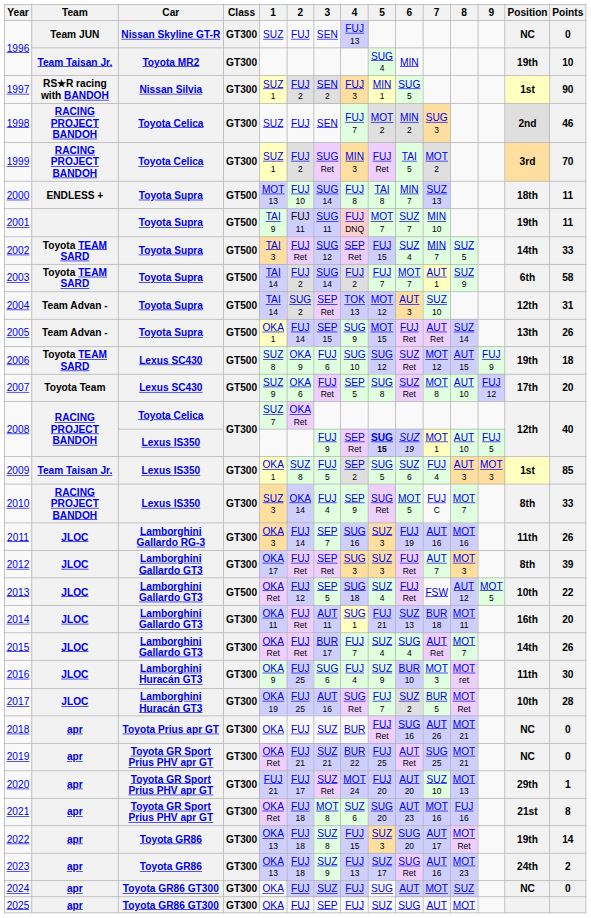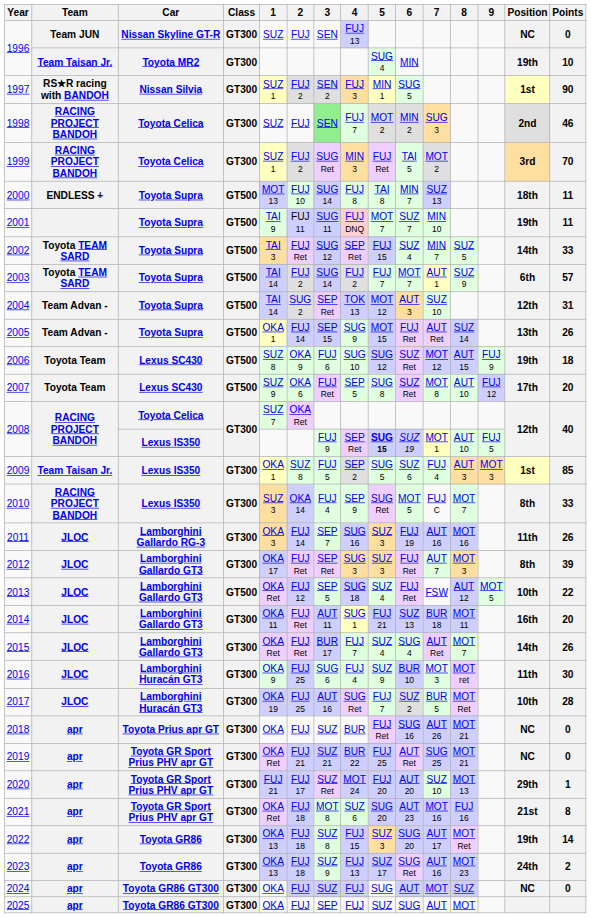(327, 123) no background -> (327, 123) lightgreen background
(568, 278) 58 -> (568, 278) 57
(75, 360) Toyota TEAM SARD -> (75, 360) Toyota Team
